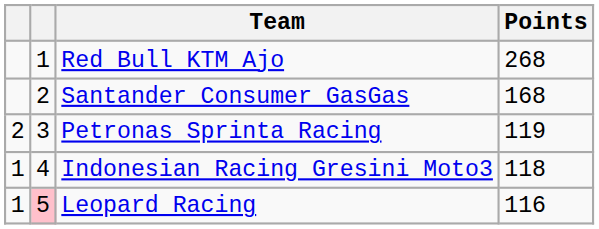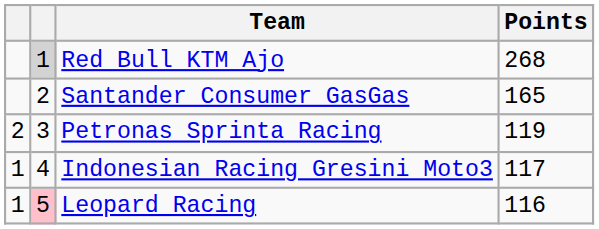(43, 60) no background -> (43, 60) lightgrey background
(525, 96) 168 -> (525, 96) 165
(525, 170) 118 -> (525, 170) 117
